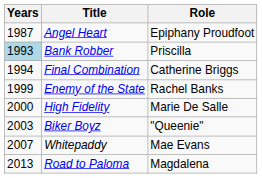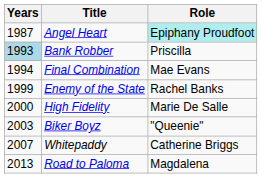(202, 32) no background -> (202, 32) paleturquoise background
(194, 70) Catherine Briggs -> (180, 70) Mae Evans
(180, 145) Mae Evans -> (194, 145) Catherine Briggs
